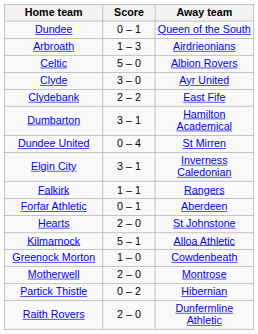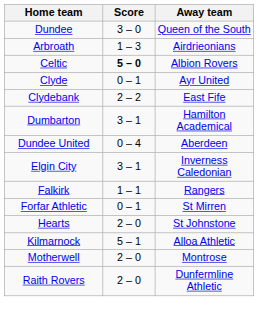(129, 30) 0 – 1 -> (129, 30) 3 – 0
(129, 64) normal -> (129, 64) bold
(129, 81) 3 – 0 -> (129, 81) 0 – 1
(204, 144) St Mirren -> (204, 144) Aberdeen
(204, 207) Aberdeen -> (204, 207) St Mirren
- row: (54, 258)
- row: (54, 292)
